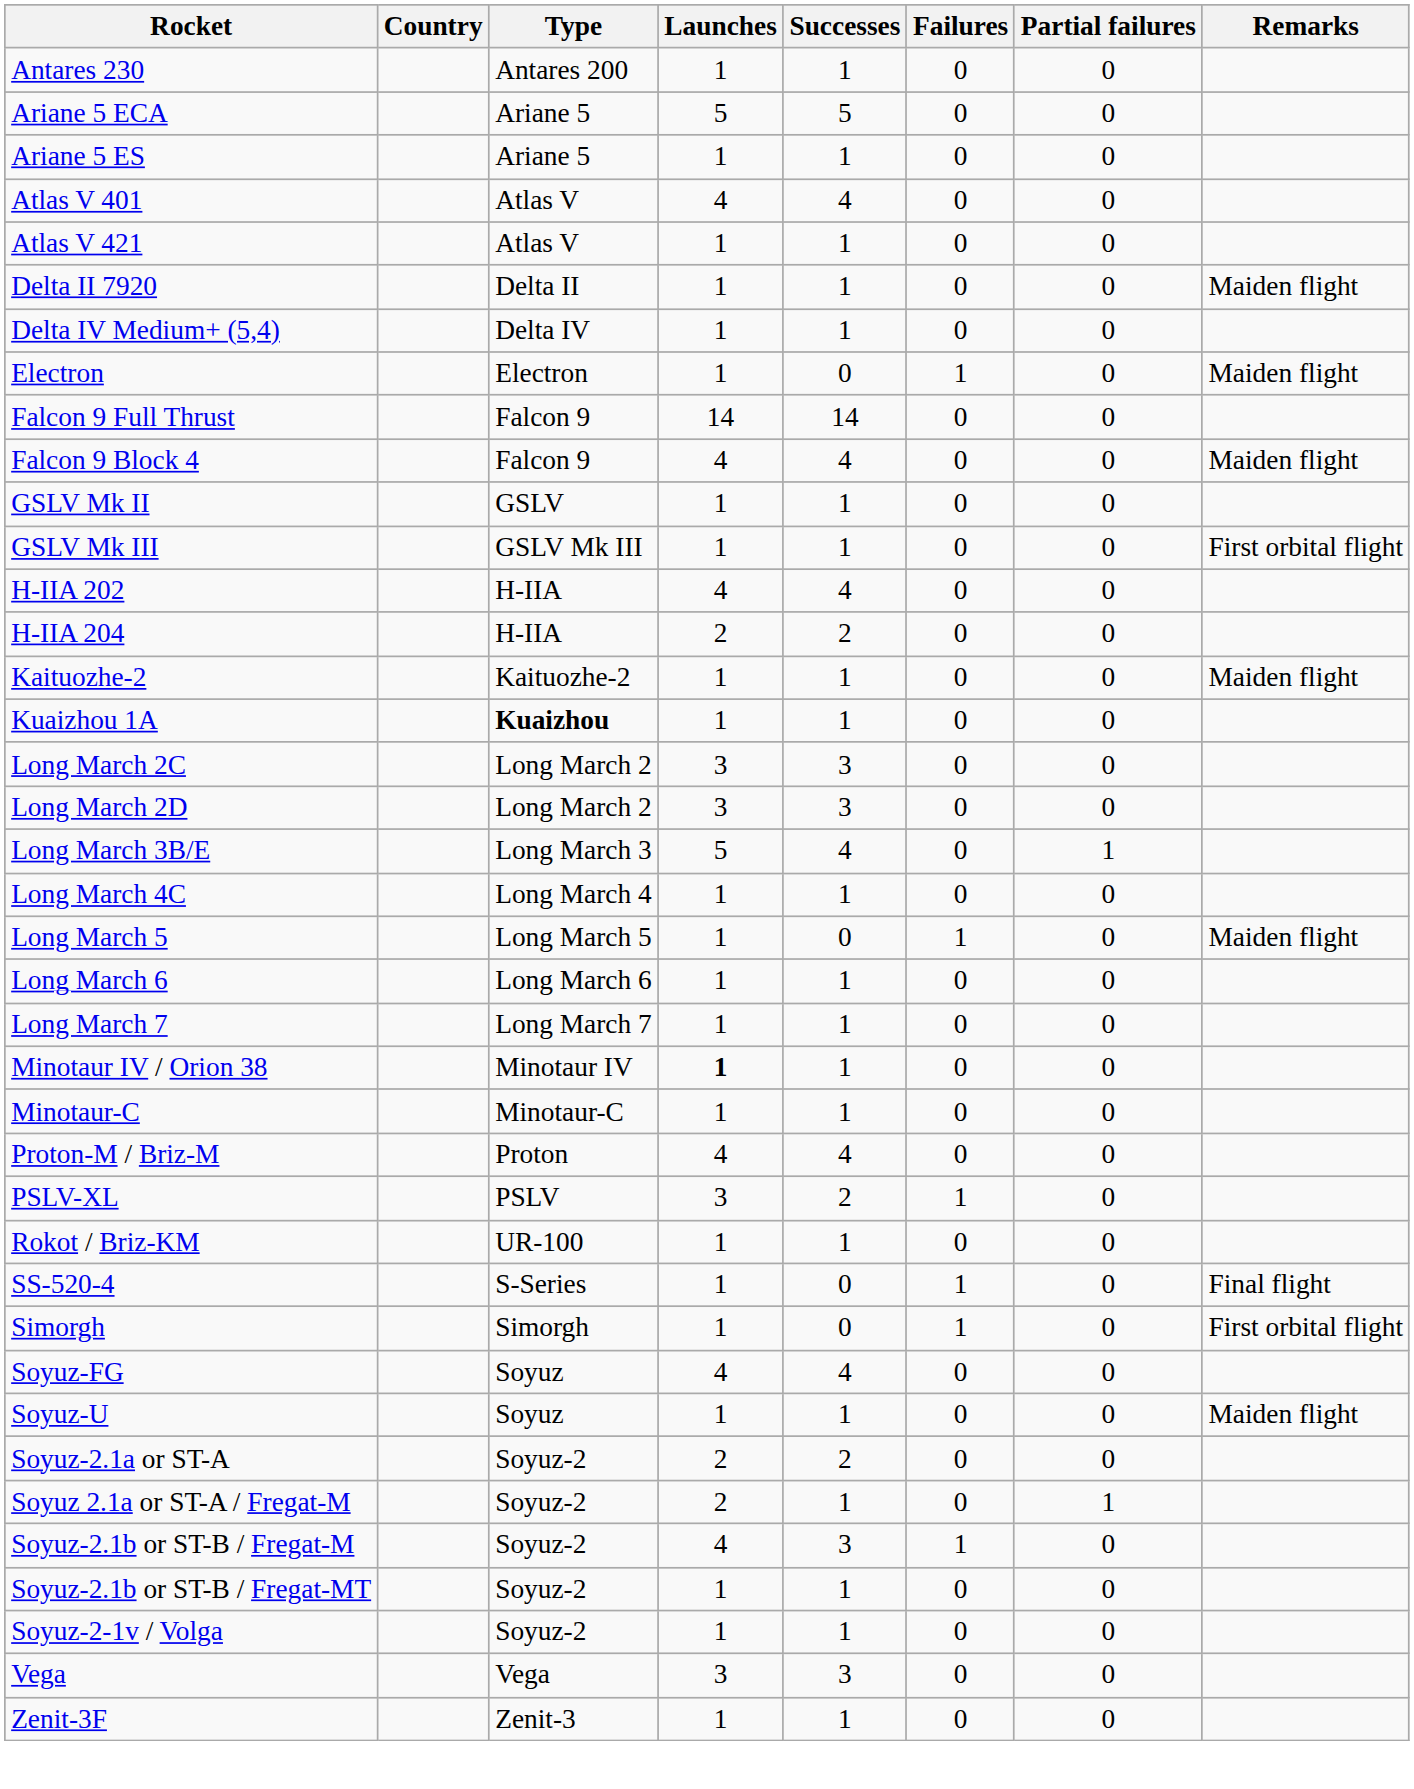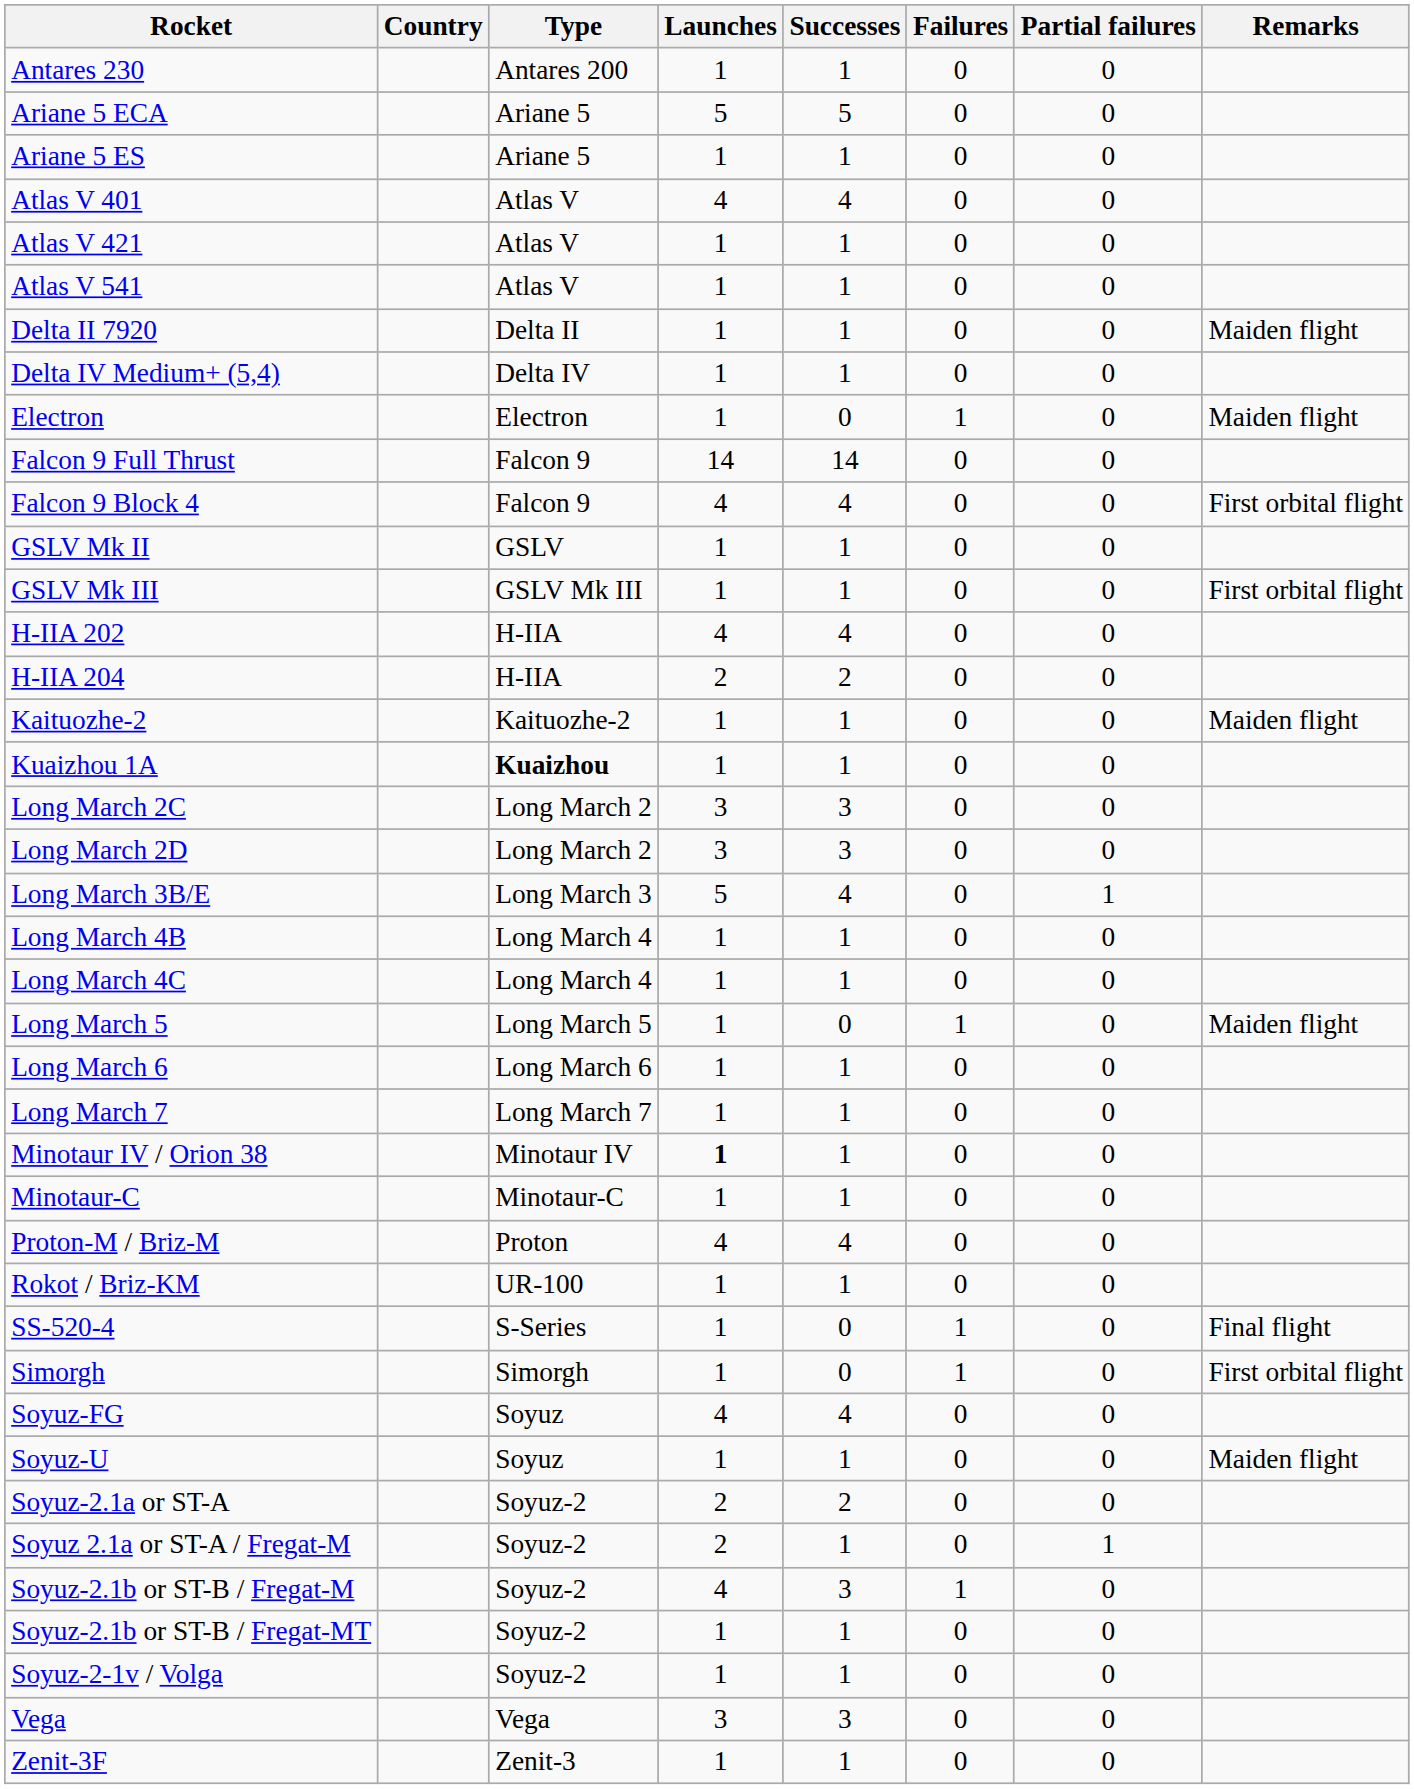+ row: (77, 286)
(1283, 460) Maiden flight -> (1306, 503) First orbital flight
+ row: (99, 937)
- row: (65, 1197)
